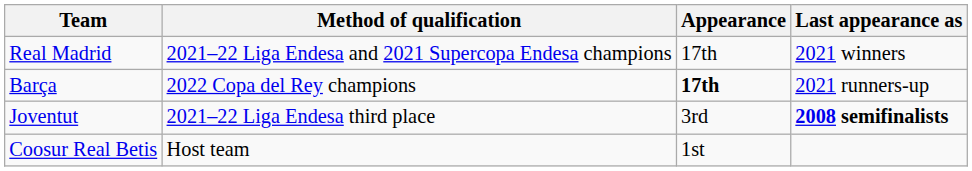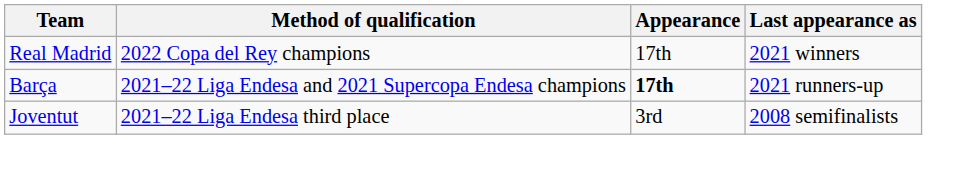(419, 52) 2021–22 Liga Endesa and 2021 Supercopa Endesa champions -> (246, 52) 2022 Copa del Rey champions
(291, 85) 2022 Copa del Rey champions -> (373, 85) 2021–22 Liga Endesa and 2021 Supercopa Endesa champions
(872, 117) bold -> (824, 117) normal
- row: (83, 149)
